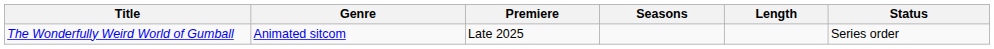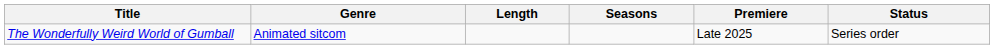columns swapped: (532, 14) <-> (776, 14)
